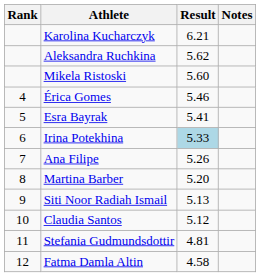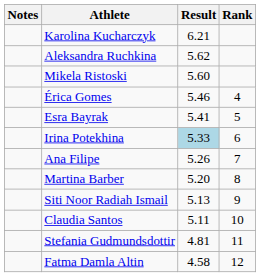columns swapped: (23, 14) <-> (237, 14)
(198, 220) 5.12 -> (199, 220) 5.11
